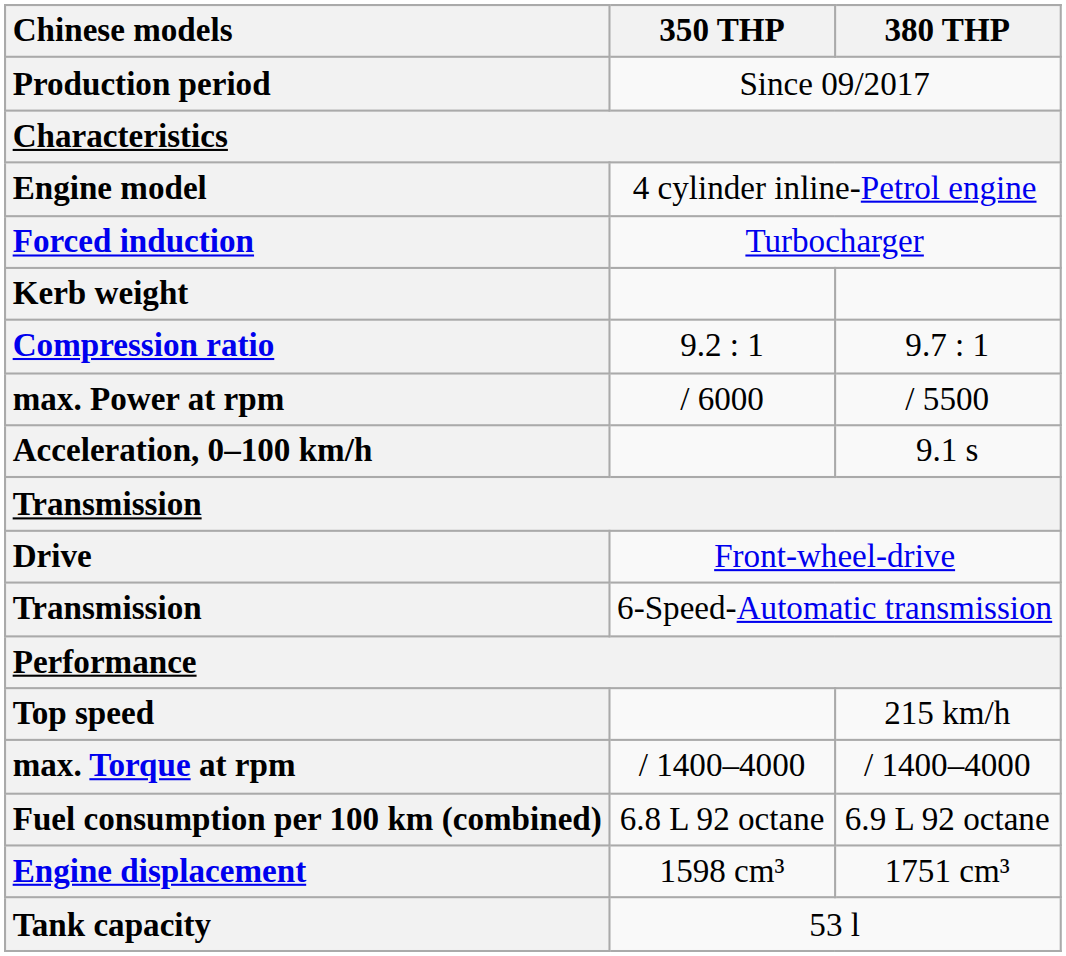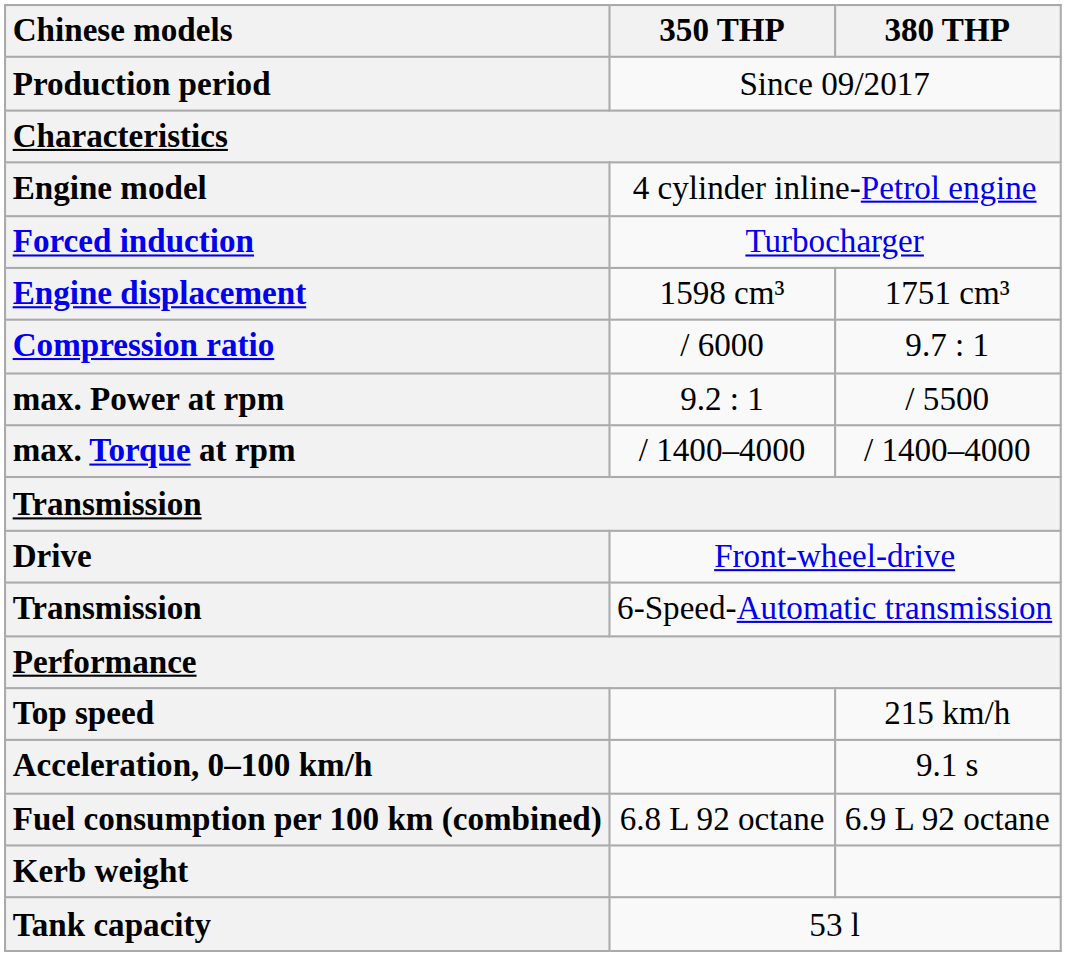rows swapped: (159, 871) <-> (101, 293)
(722, 345) 9.2 : 1 -> (722, 345) / 6000
(722, 398) / 6000 -> (722, 398) 9.2 : 1
rows swapped: (154, 766) <-> (192, 450)
